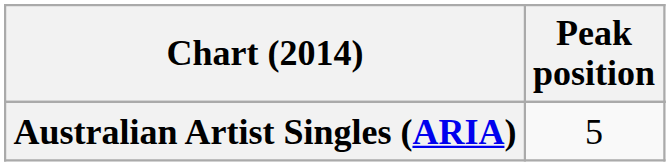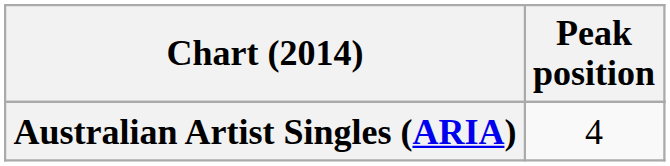(594, 130) 5 -> (594, 130) 4
